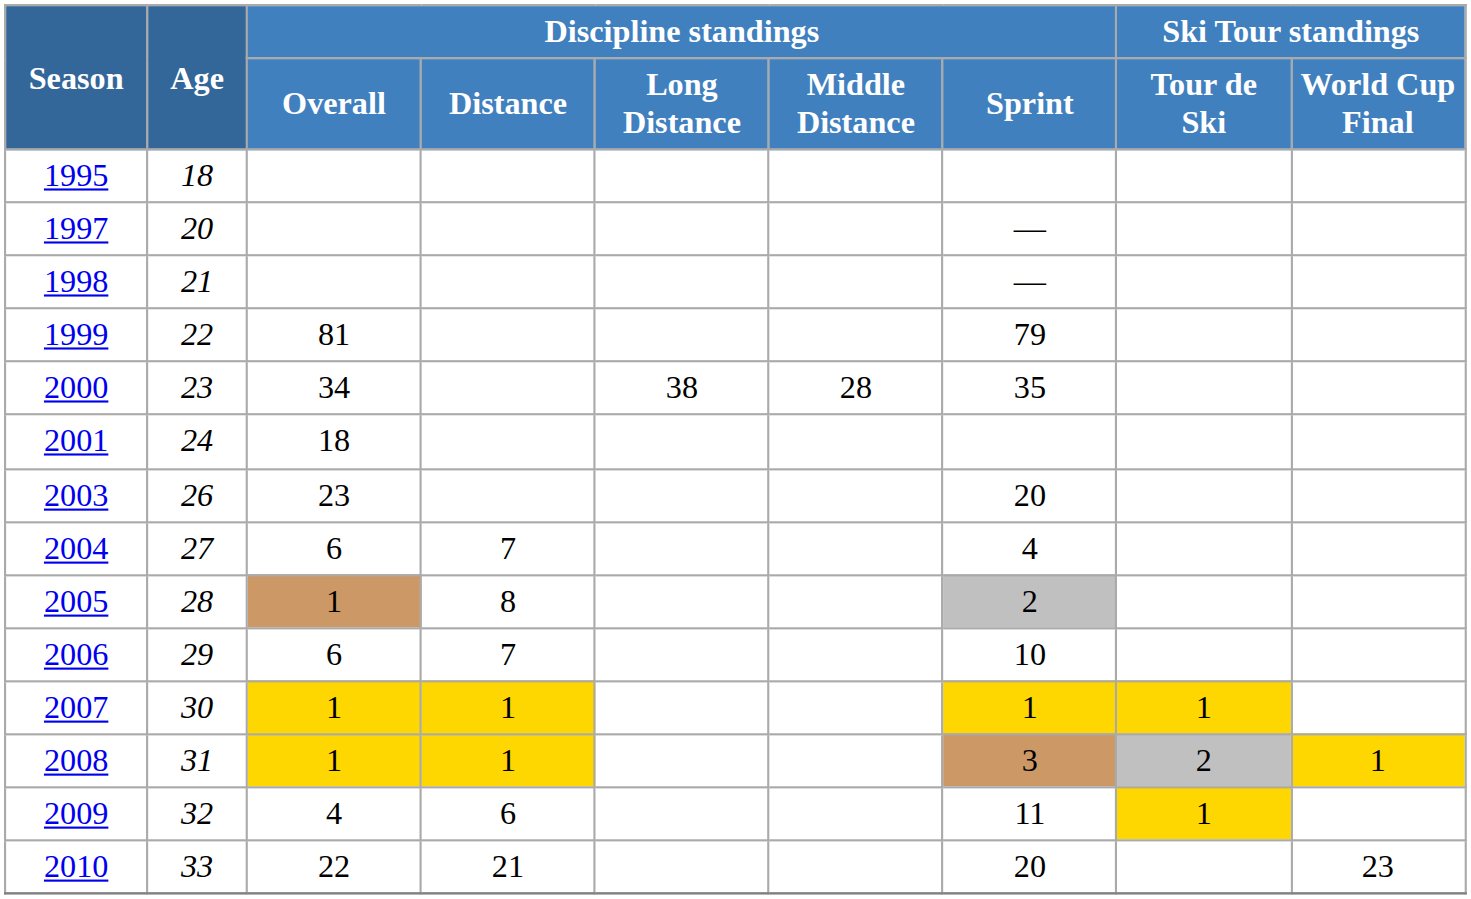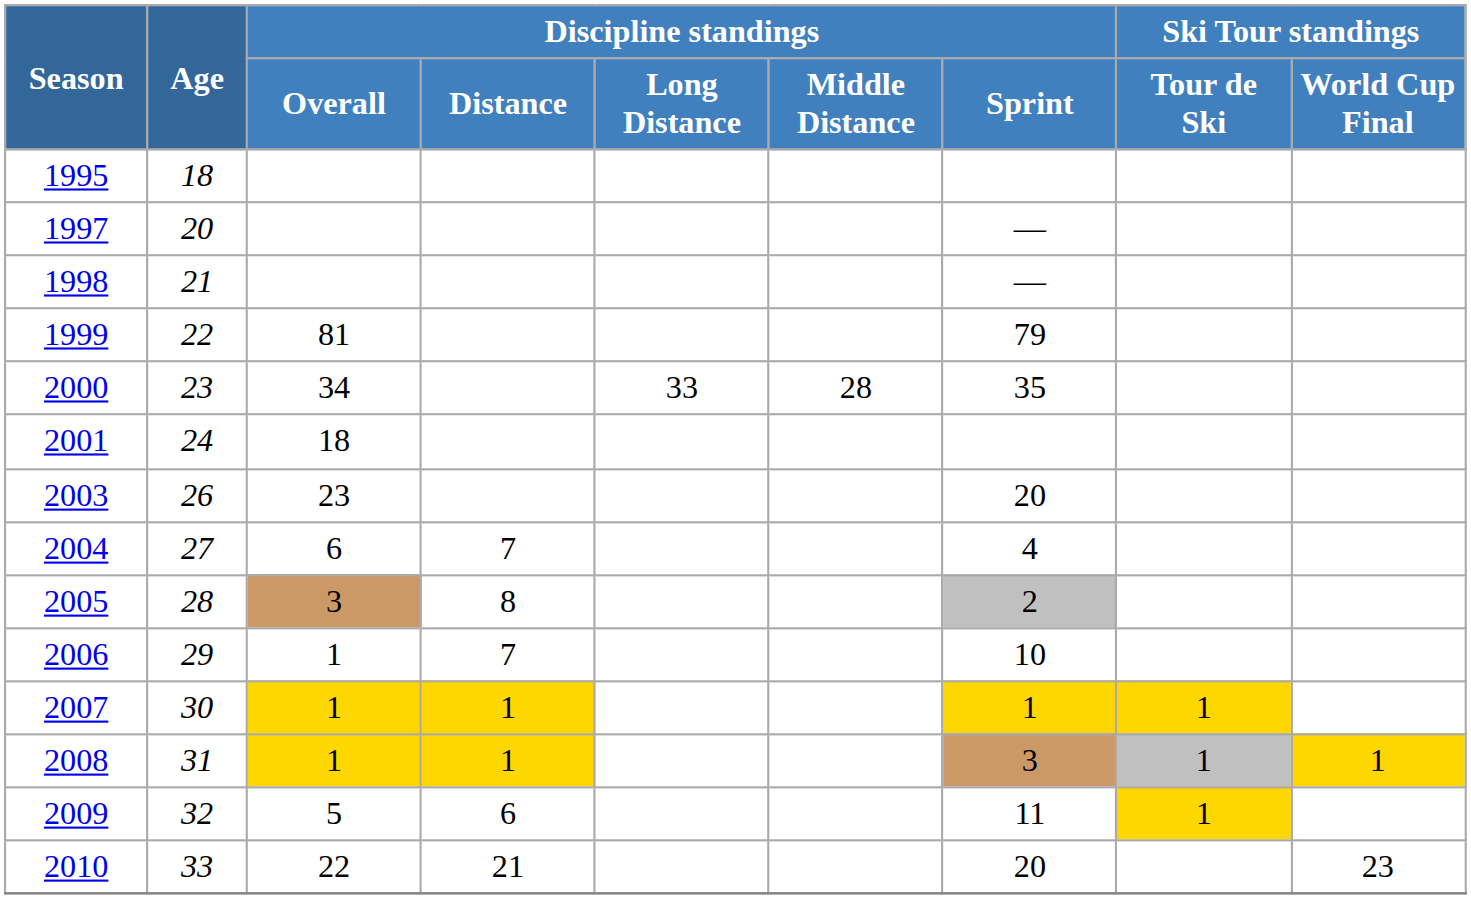(682, 388) 38 -> (682, 388) 33
(334, 600) 1 -> (334, 600) 3
(334, 653) 6 -> (334, 653) 1
(1204, 760) 2 -> (1204, 760) 1
(334, 813) 4 -> (334, 813) 5
